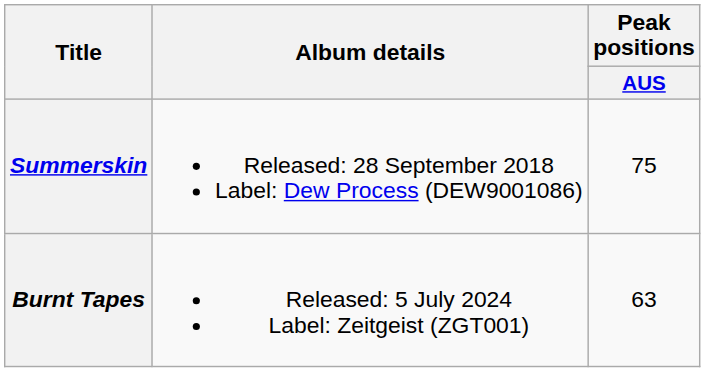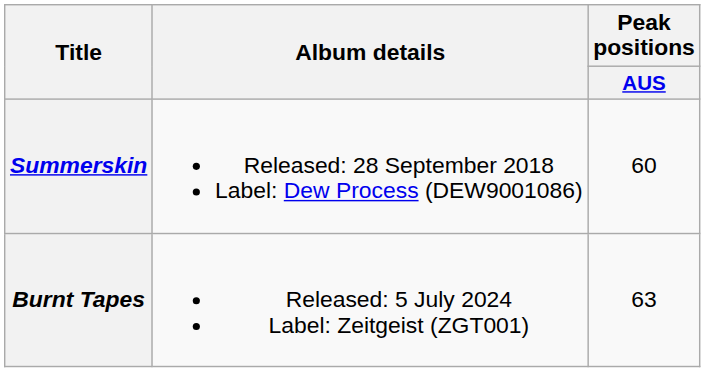(644, 165) 75 -> (644, 165) 60
